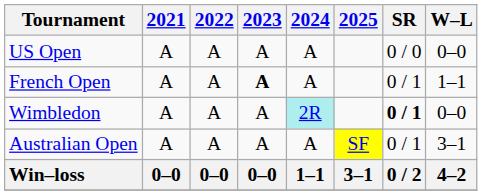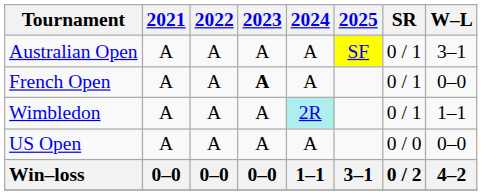rows swapped: (73, 143) <-> (45, 50)
(452, 81) 1–1 -> (452, 81) 0–0
(404, 112) bold -> (404, 112) normal
(452, 112) 0–0 -> (452, 112) 1–1
